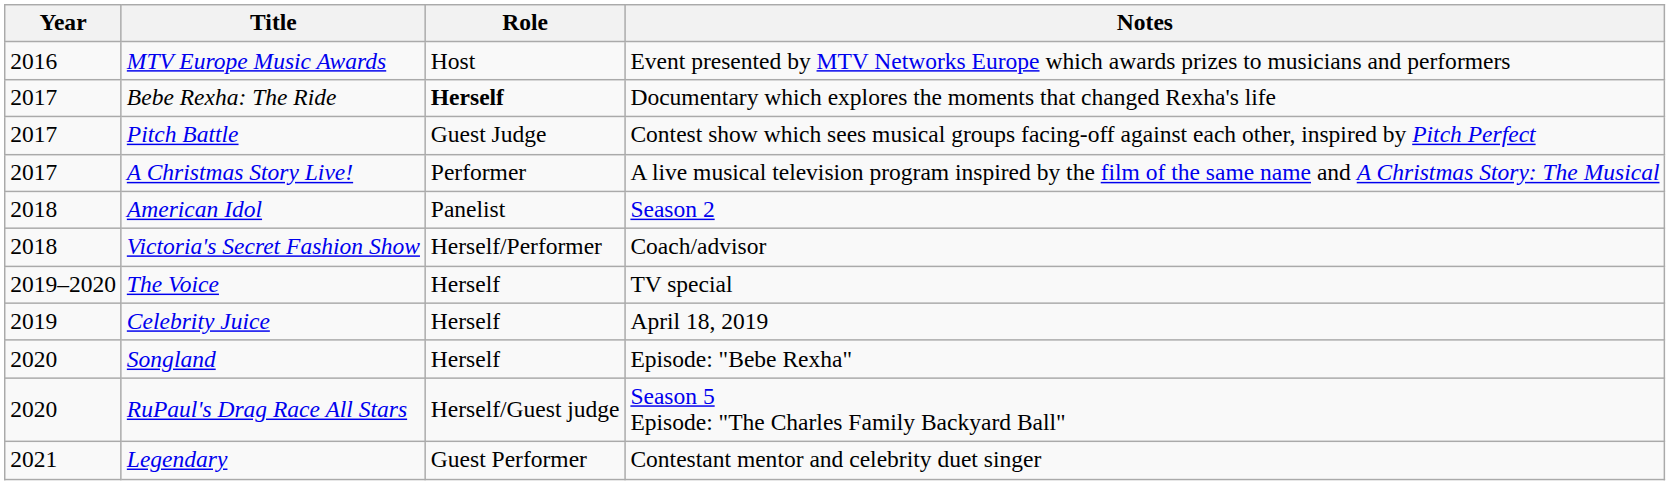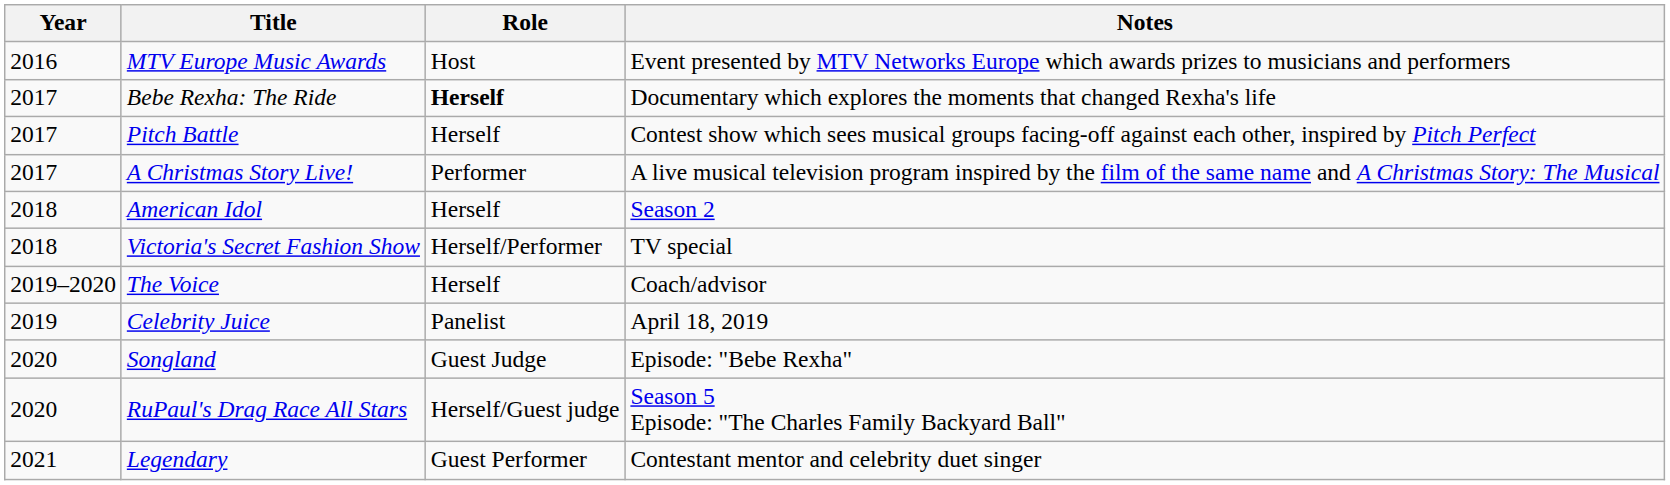(489, 135) Guest Judge -> (465, 135) Herself
(468, 209) Panelist -> (465, 209) Herself
(698, 246) Coach/advisor -> (681, 246) TV special
(681, 284) TV special -> (698, 284) Coach/advisor
(465, 321) Herself -> (468, 321) Panelist
(465, 358) Herself -> (489, 358) Guest Judge
